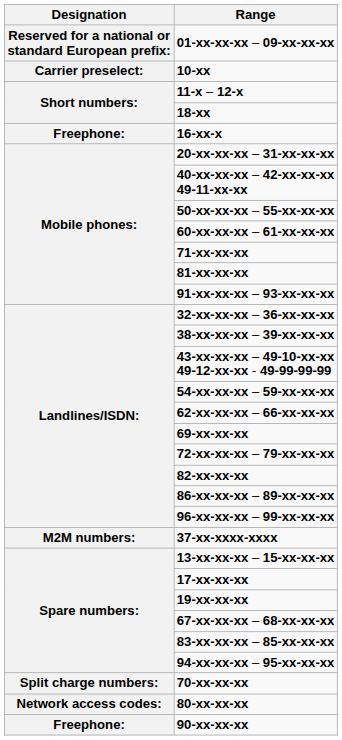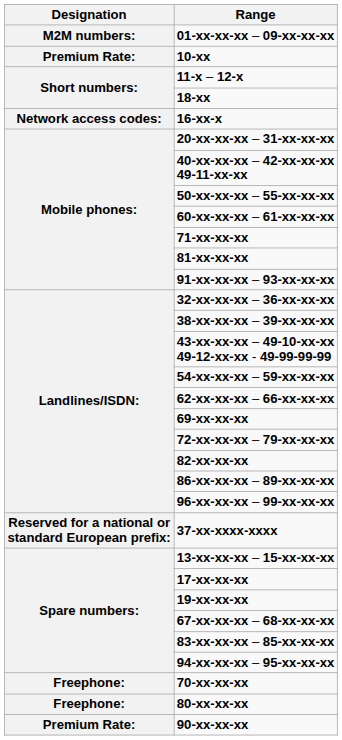(89, 43) Reserved for a national or standard European prefix: -> (89, 35) M2M numbers:
(89, 71) Carrier preselect: -> (89, 56) Premium Rate:
(89, 133) Freephone: -> (89, 118) Network access codes:
(89, 537) M2M numbers: -> (89, 530) Reserved for a national or standard European prefix:
(89, 683) Split charge numbers: -> (89, 683) Freephone:
(89, 704) Network access codes: -> (89, 704) Freephone:
(89, 725) Freephone: -> (89, 725) Premium Rate:
